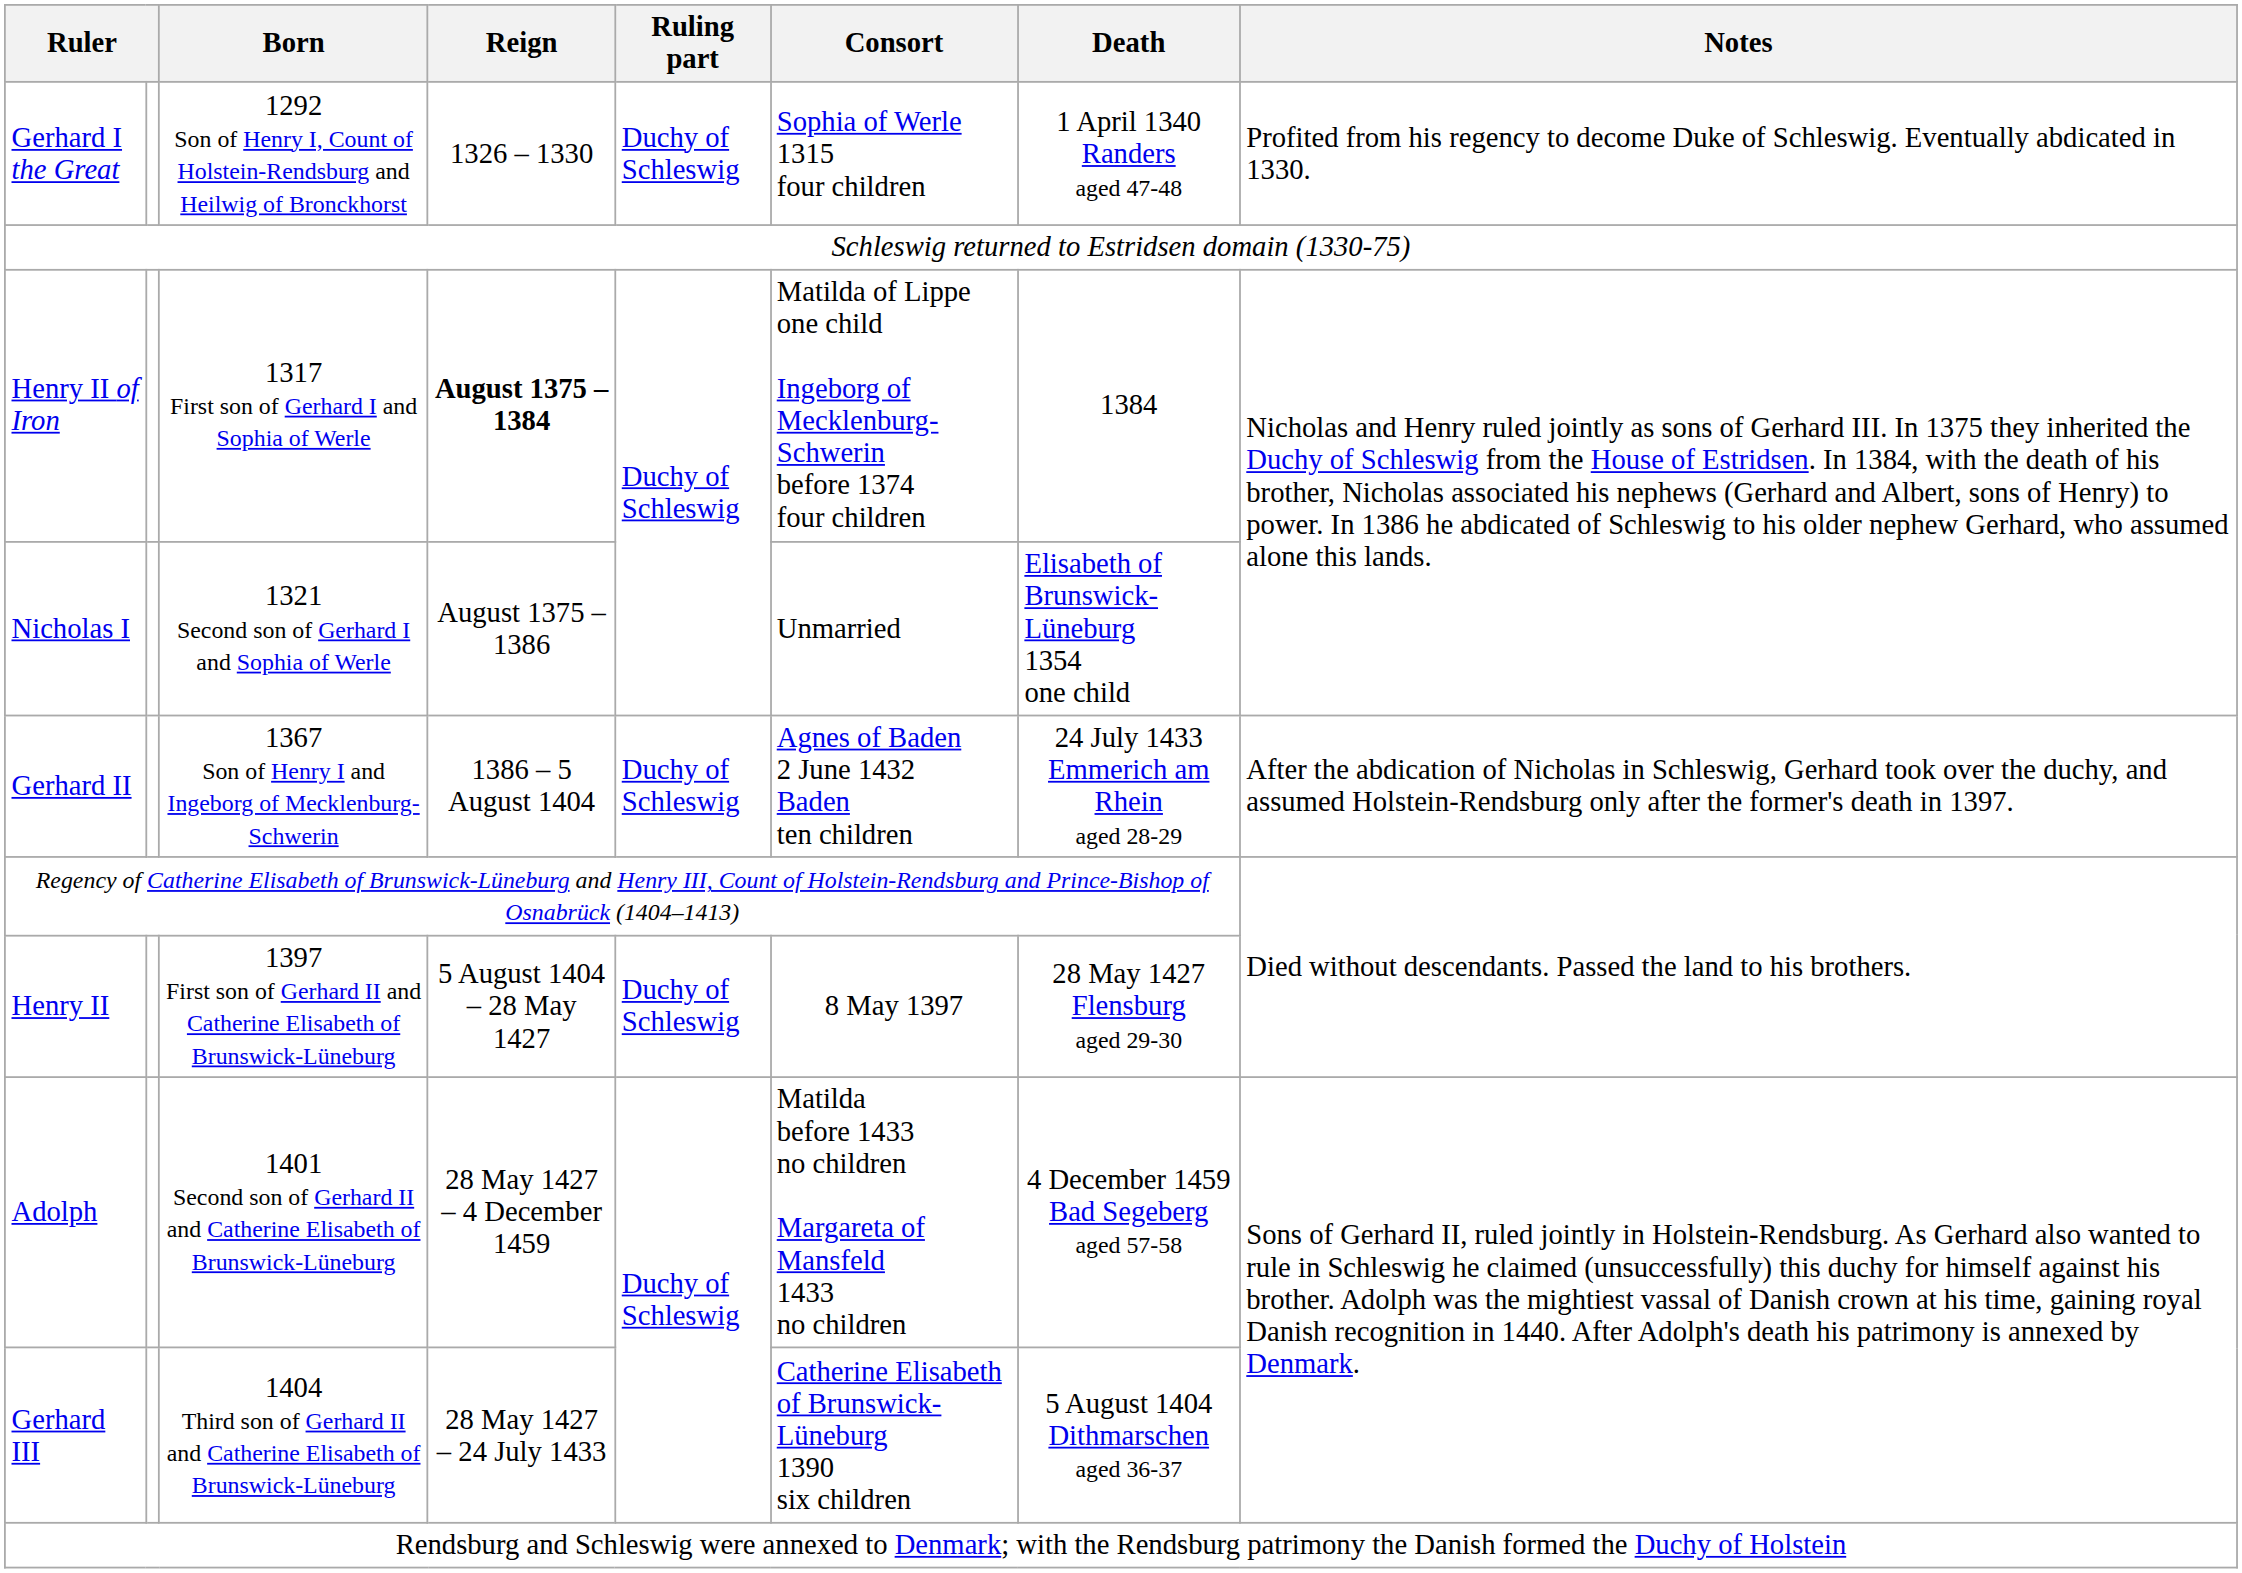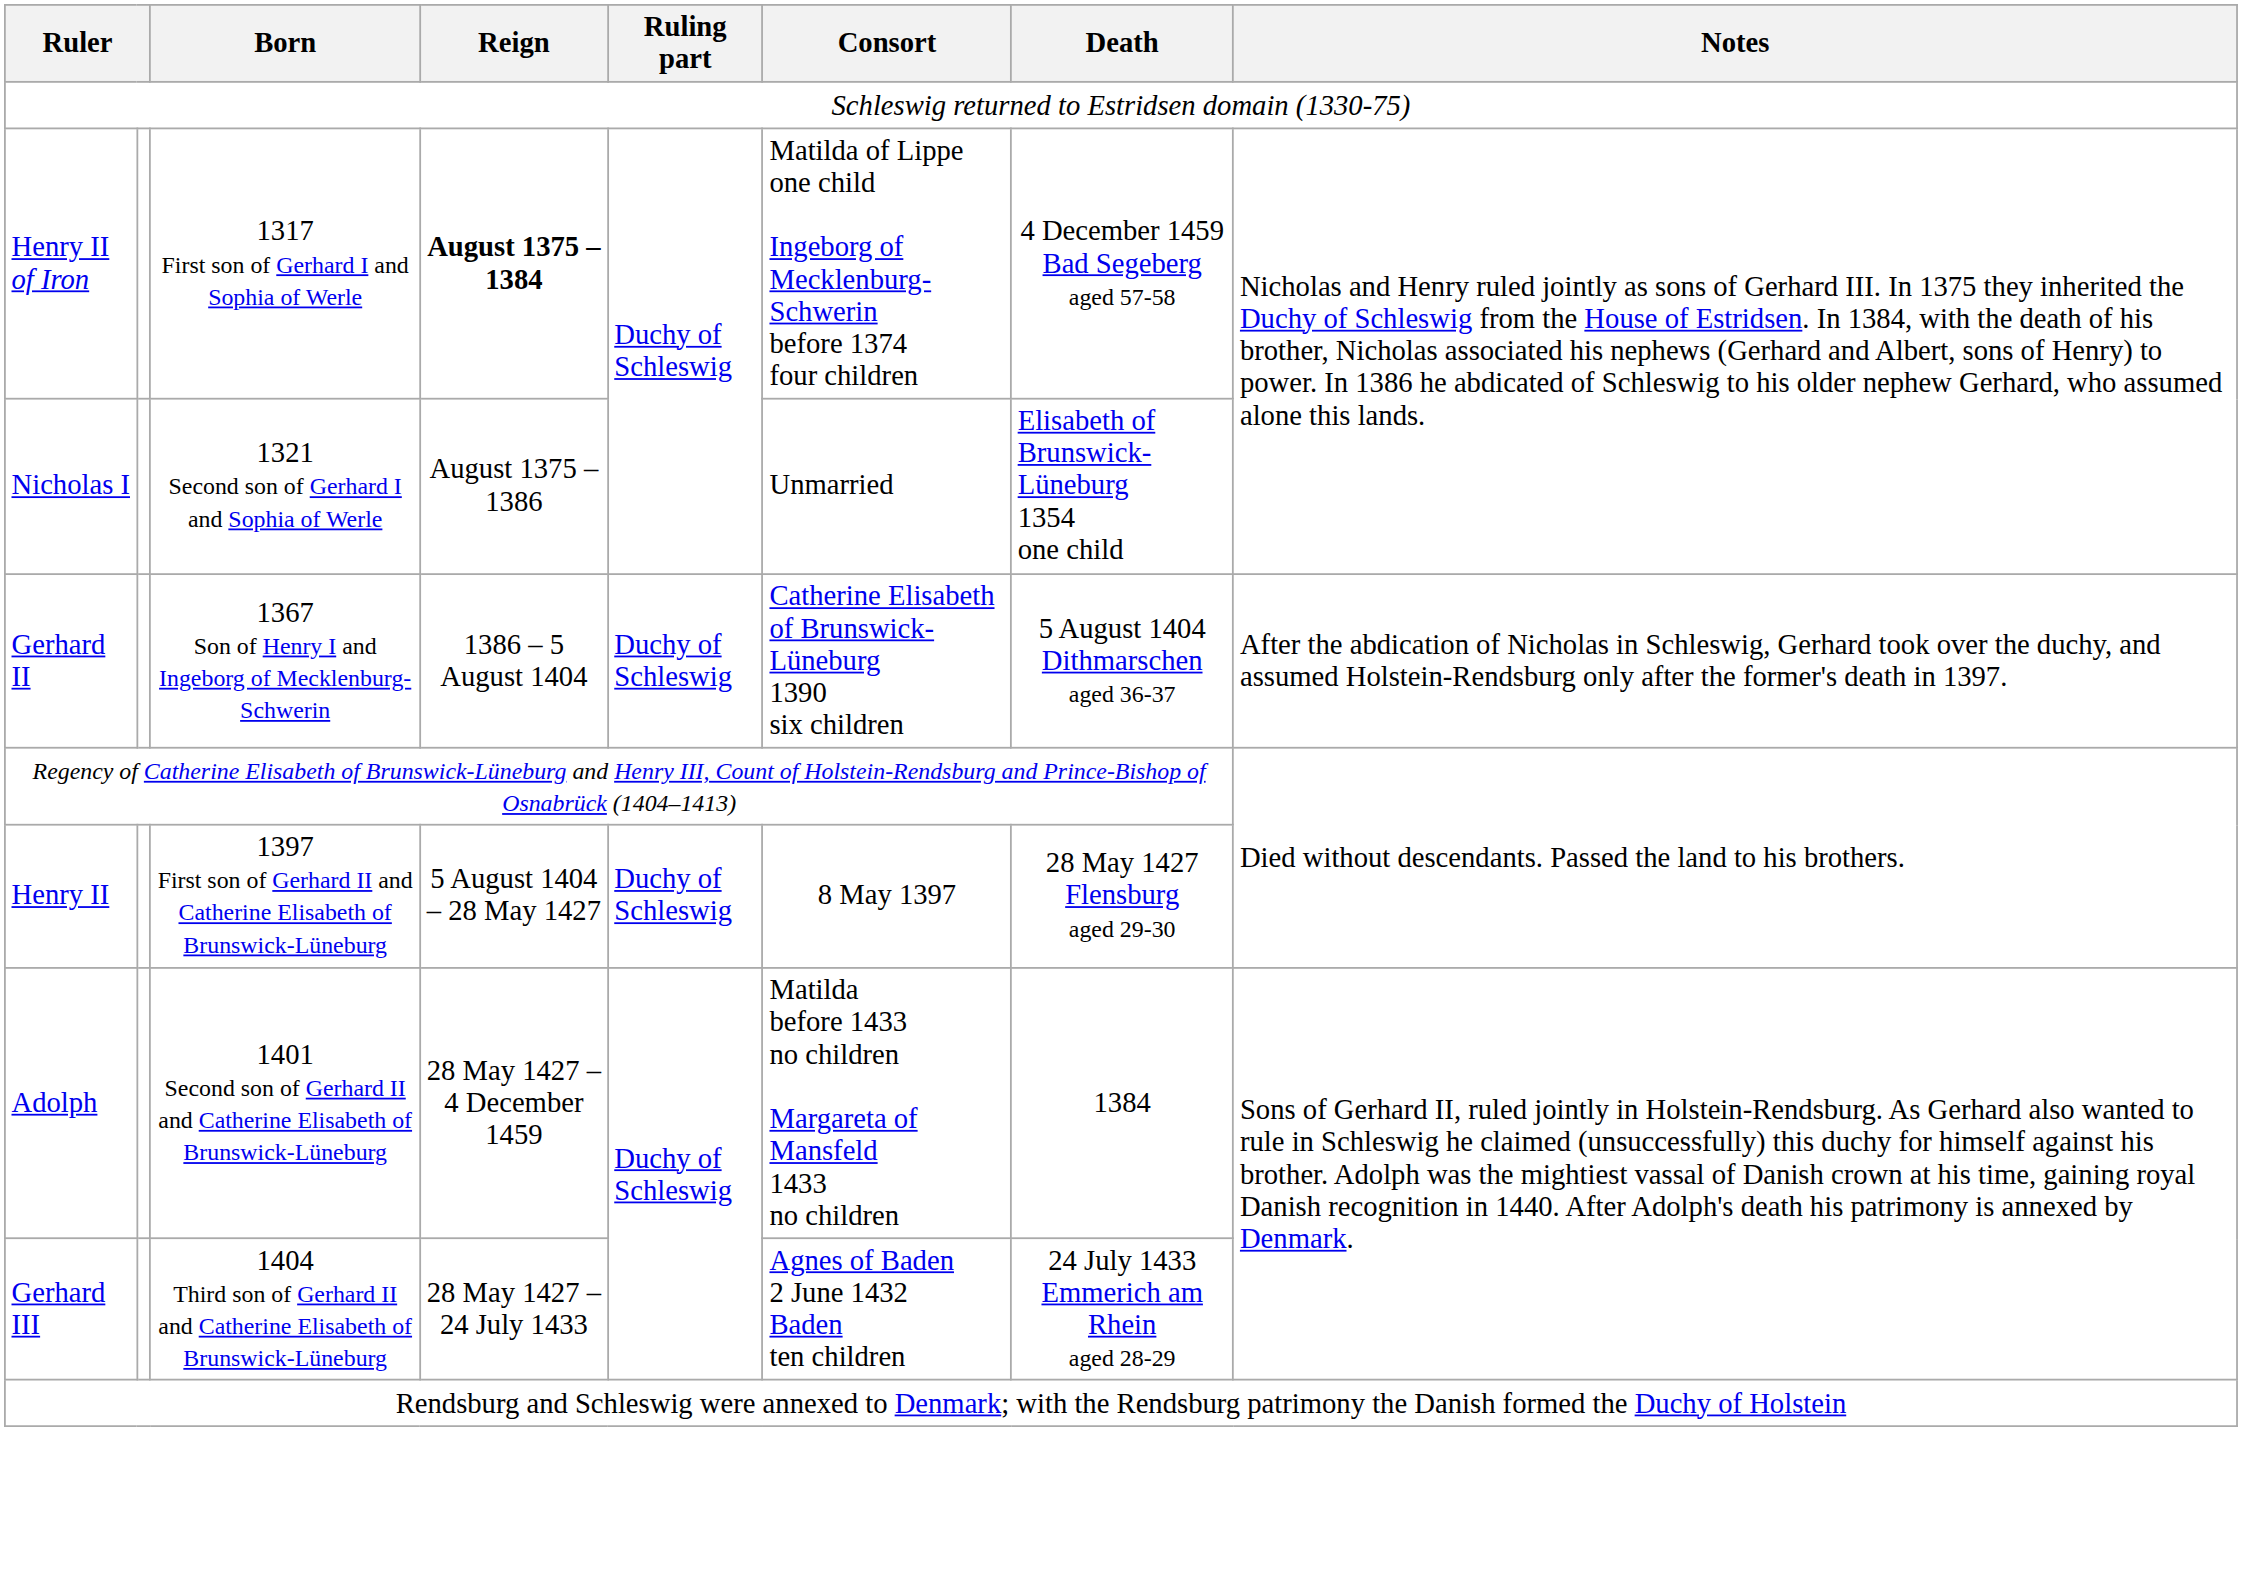- row: (67, 153)
(1129, 405) 1384 -> (1122, 263) 4 December 1459 Bad Segeberg aged 57-58
(869, 785) Agnes of Baden 2 June 1432 Baden ten children -> (882, 659) Catherine Elisabeth of Brunswick-Lüneburg 1390 six children
(1129, 785) 24 July 1433 Emmerich am Rhein aged 28-29 -> (1122, 659) 5 August 1404 Dithmarschen aged 36-37
(1129, 1212) 4 December 1459 Bad Segeberg aged 57-58 -> (1122, 1102) 1384
(889, 1434) Catherine Elisabeth of Brunswick-Lüneburg 1390 six children -> (862, 1308) Agnes of Baden 2 June 1432 Baden ten children
(1129, 1434) 5 August 1404 Dithmarschen aged 36-37 -> (1122, 1308) 24 July 1433 Emmerich am Rhein aged 28-29
